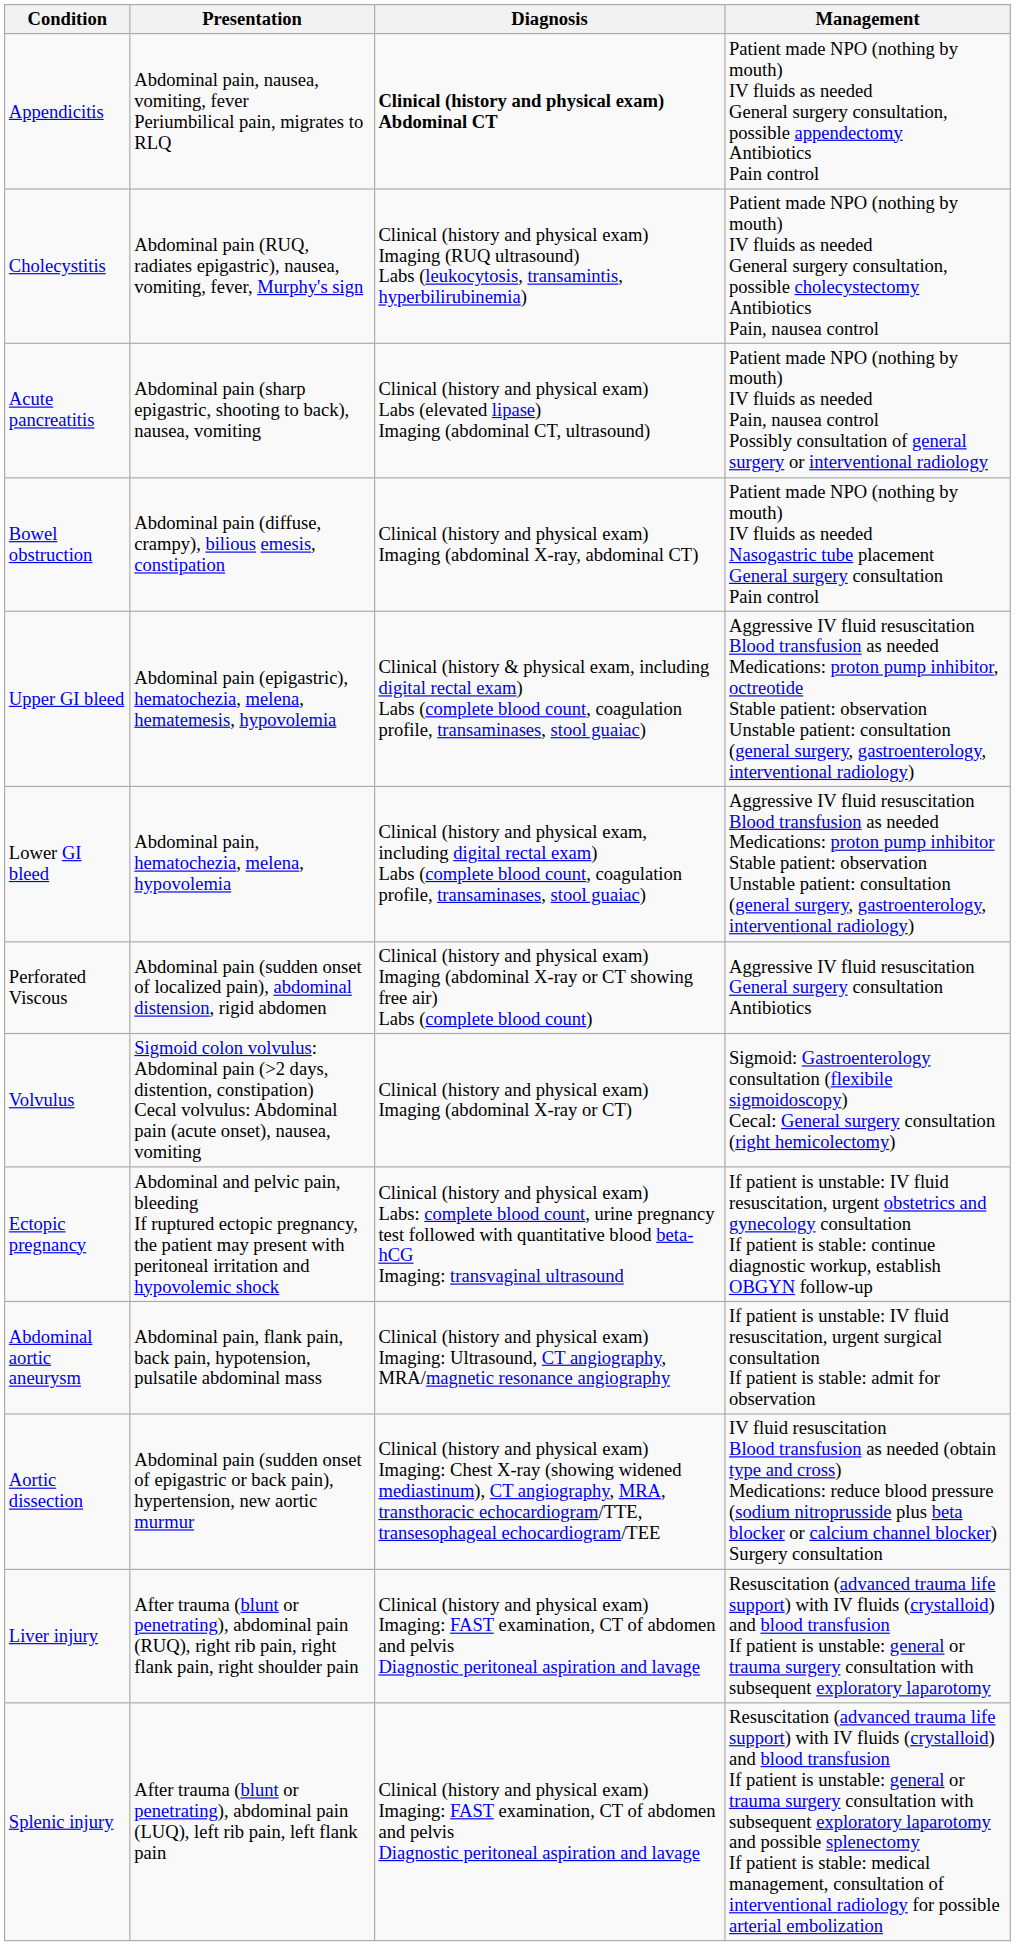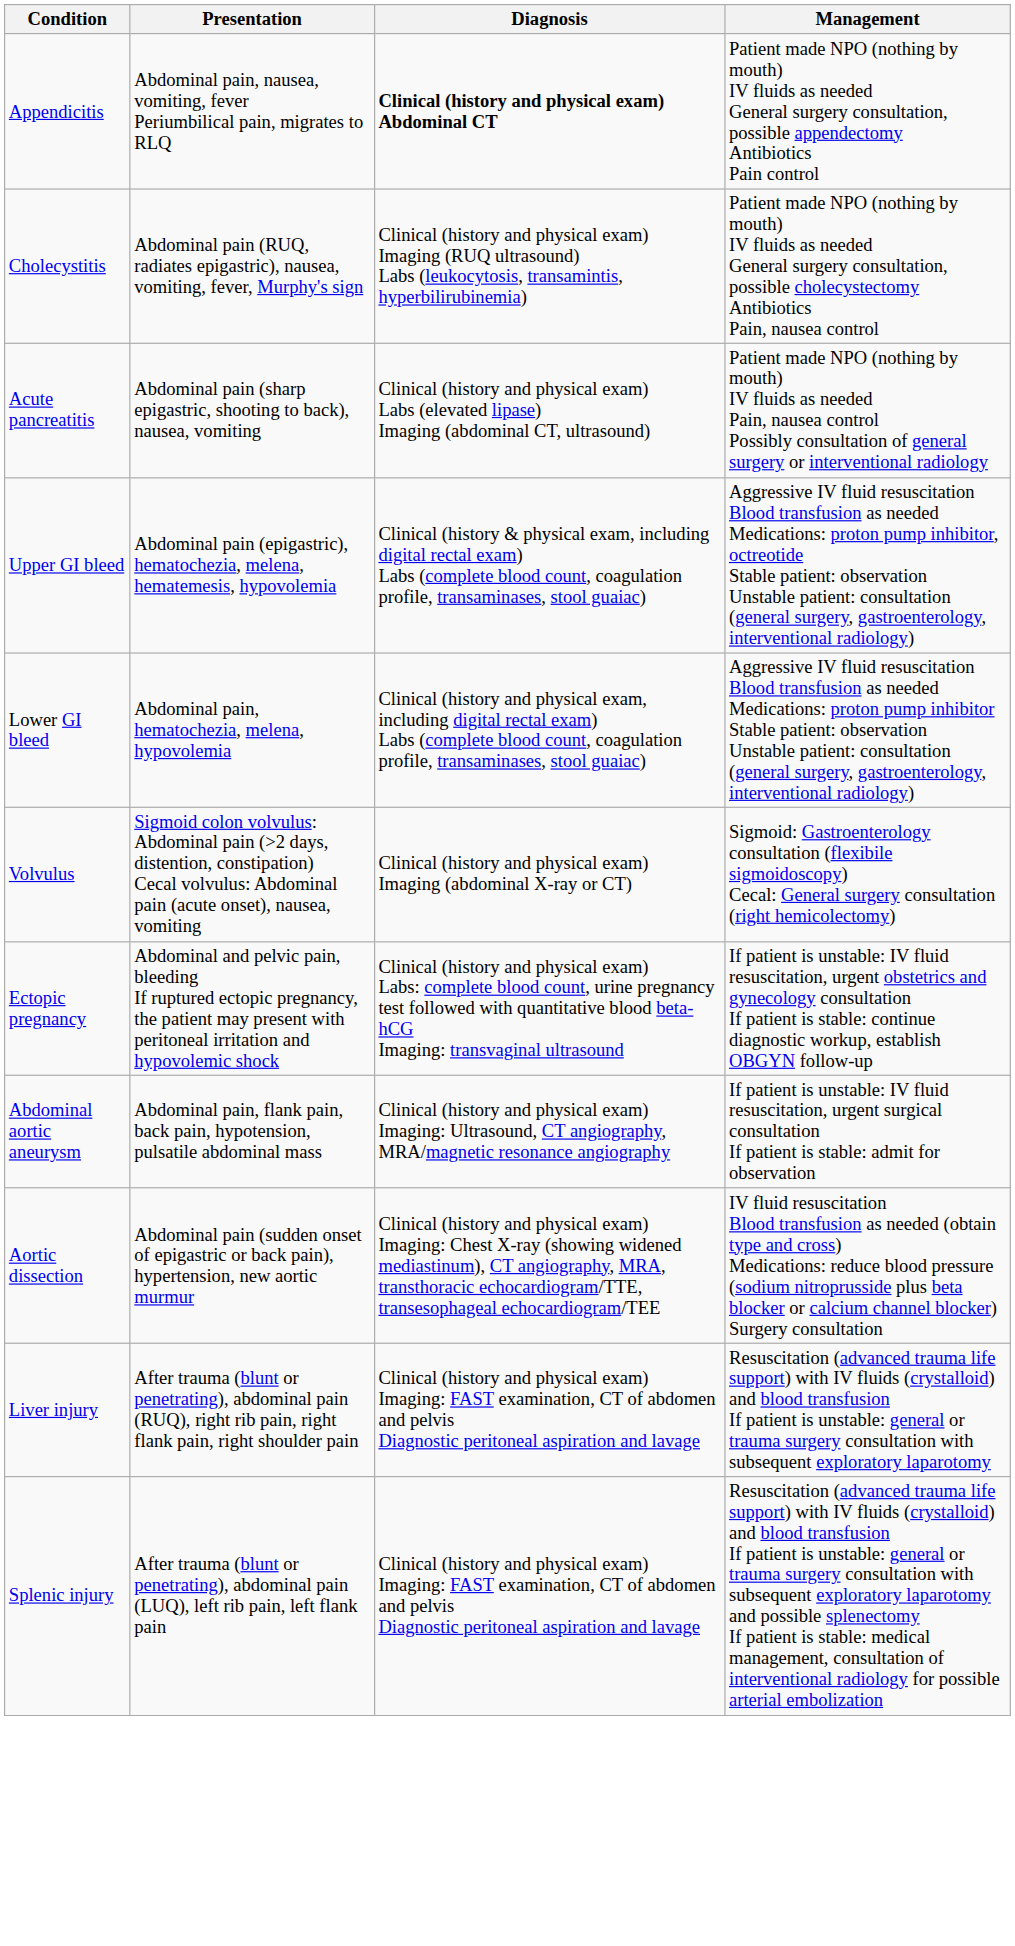- row: (51, 544)
- row: (48, 987)
